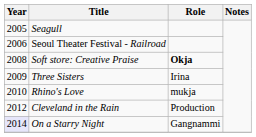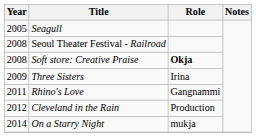(17, 44) 2006 -> (17, 44) 2008
(17, 92) 2010 -> (17, 92) 2011
(183, 92) mukja -> (195, 92) Gangnammi
(17, 124) lavender background -> (17, 124) no background
(195, 124) Gangnammi -> (183, 124) mukja
